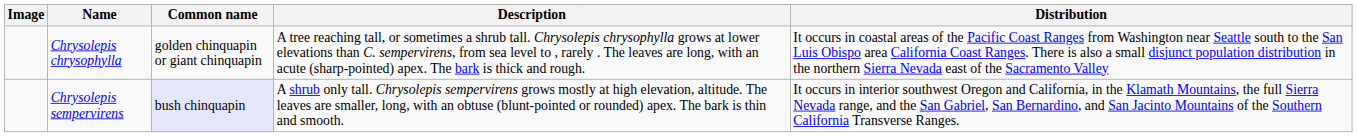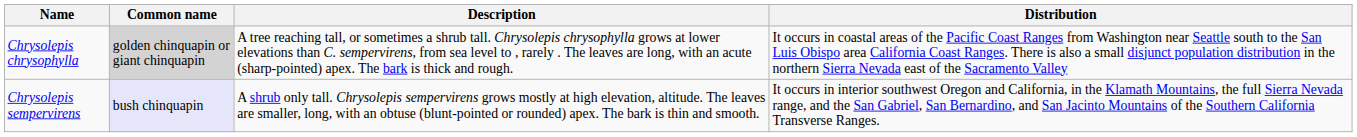- column: (26, 15)
(208, 52) no background -> (171, 52) lightgrey background
